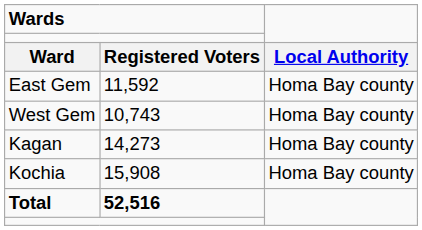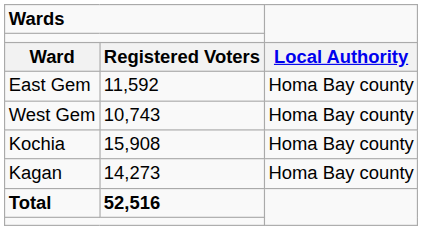rows swapped: (35, 144) <-> (37, 173)
